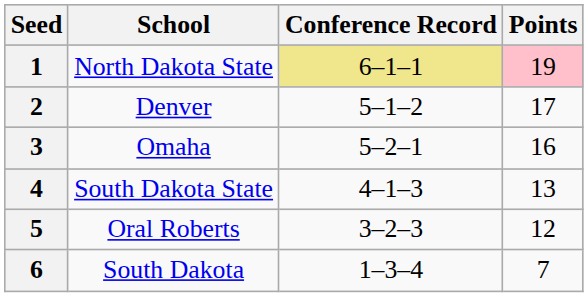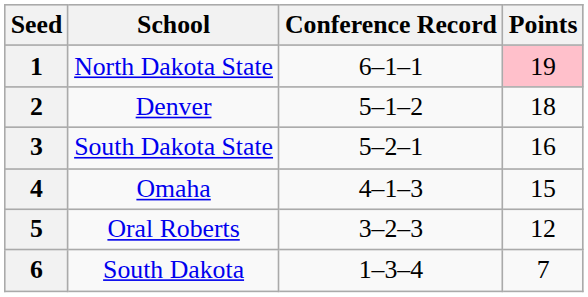(391, 65) khaki background -> (391, 65) no background
(543, 106) 17 -> (543, 106) 18
(174, 147) Omaha -> (174, 147) South Dakota State
(174, 188) South Dakota State -> (174, 188) Omaha
(543, 188) 13 -> (543, 188) 15
